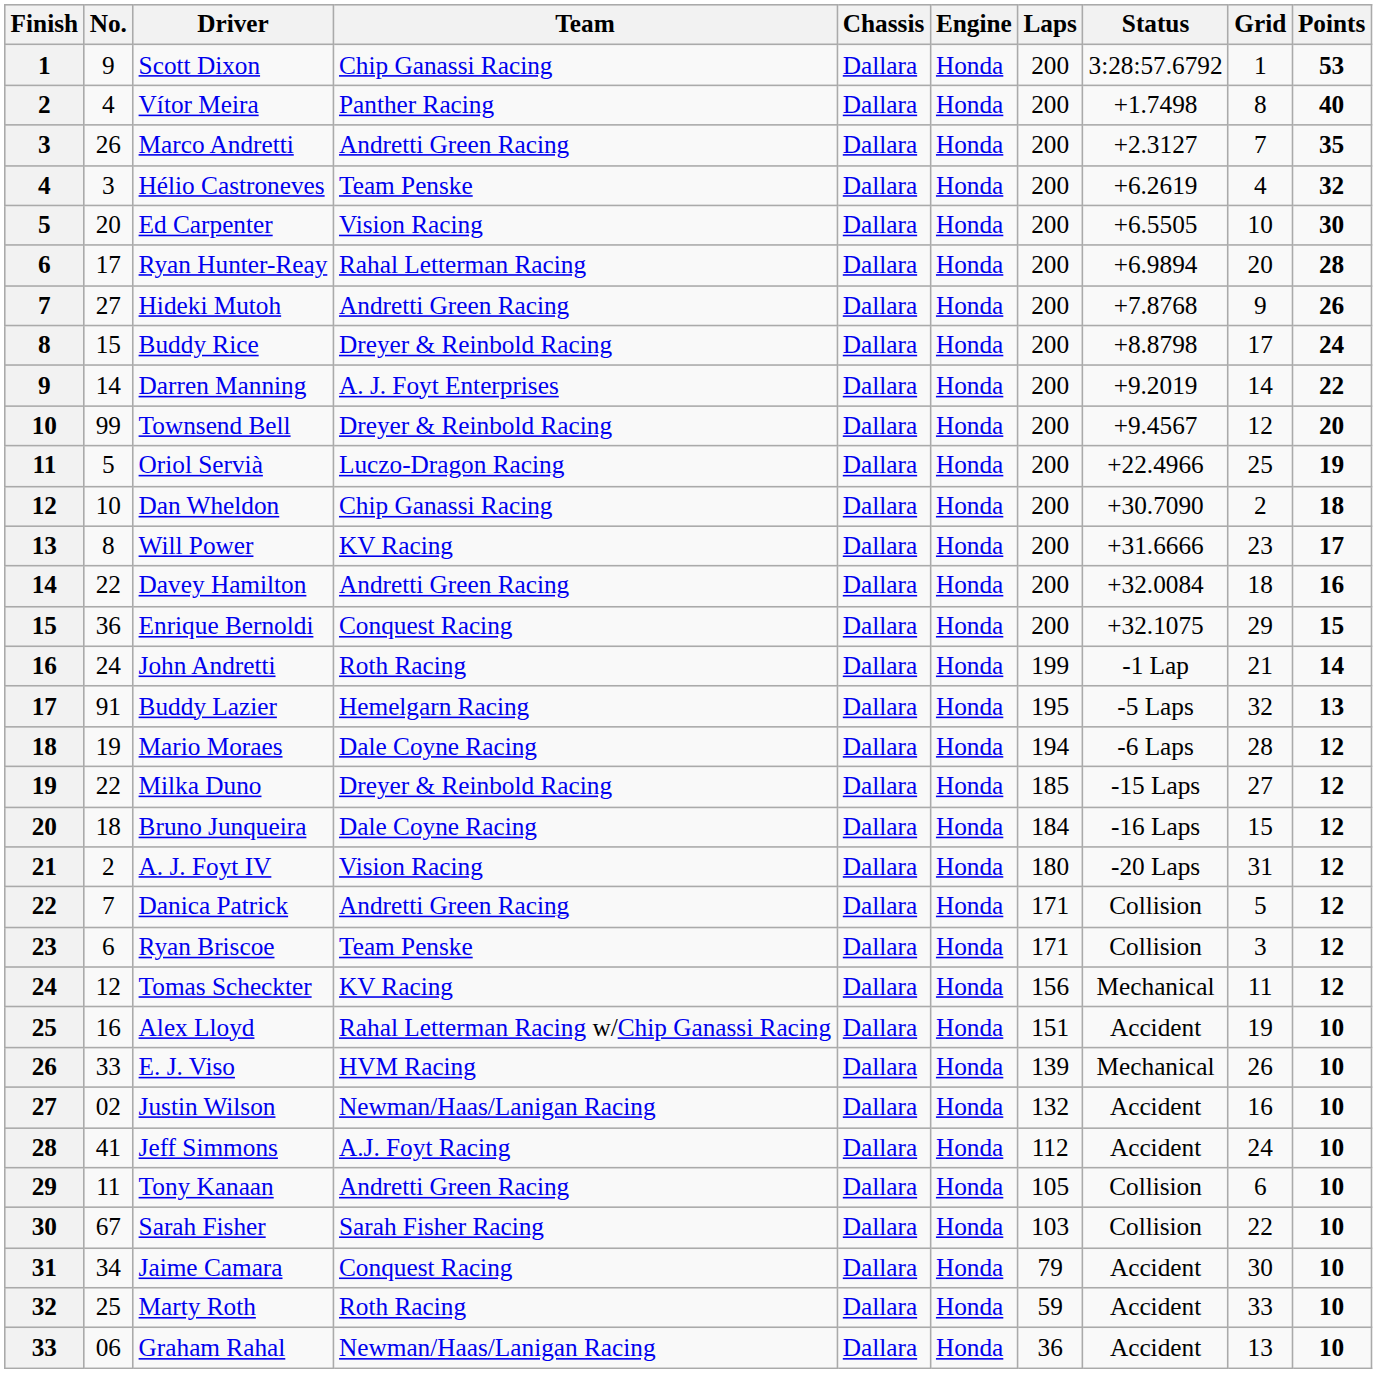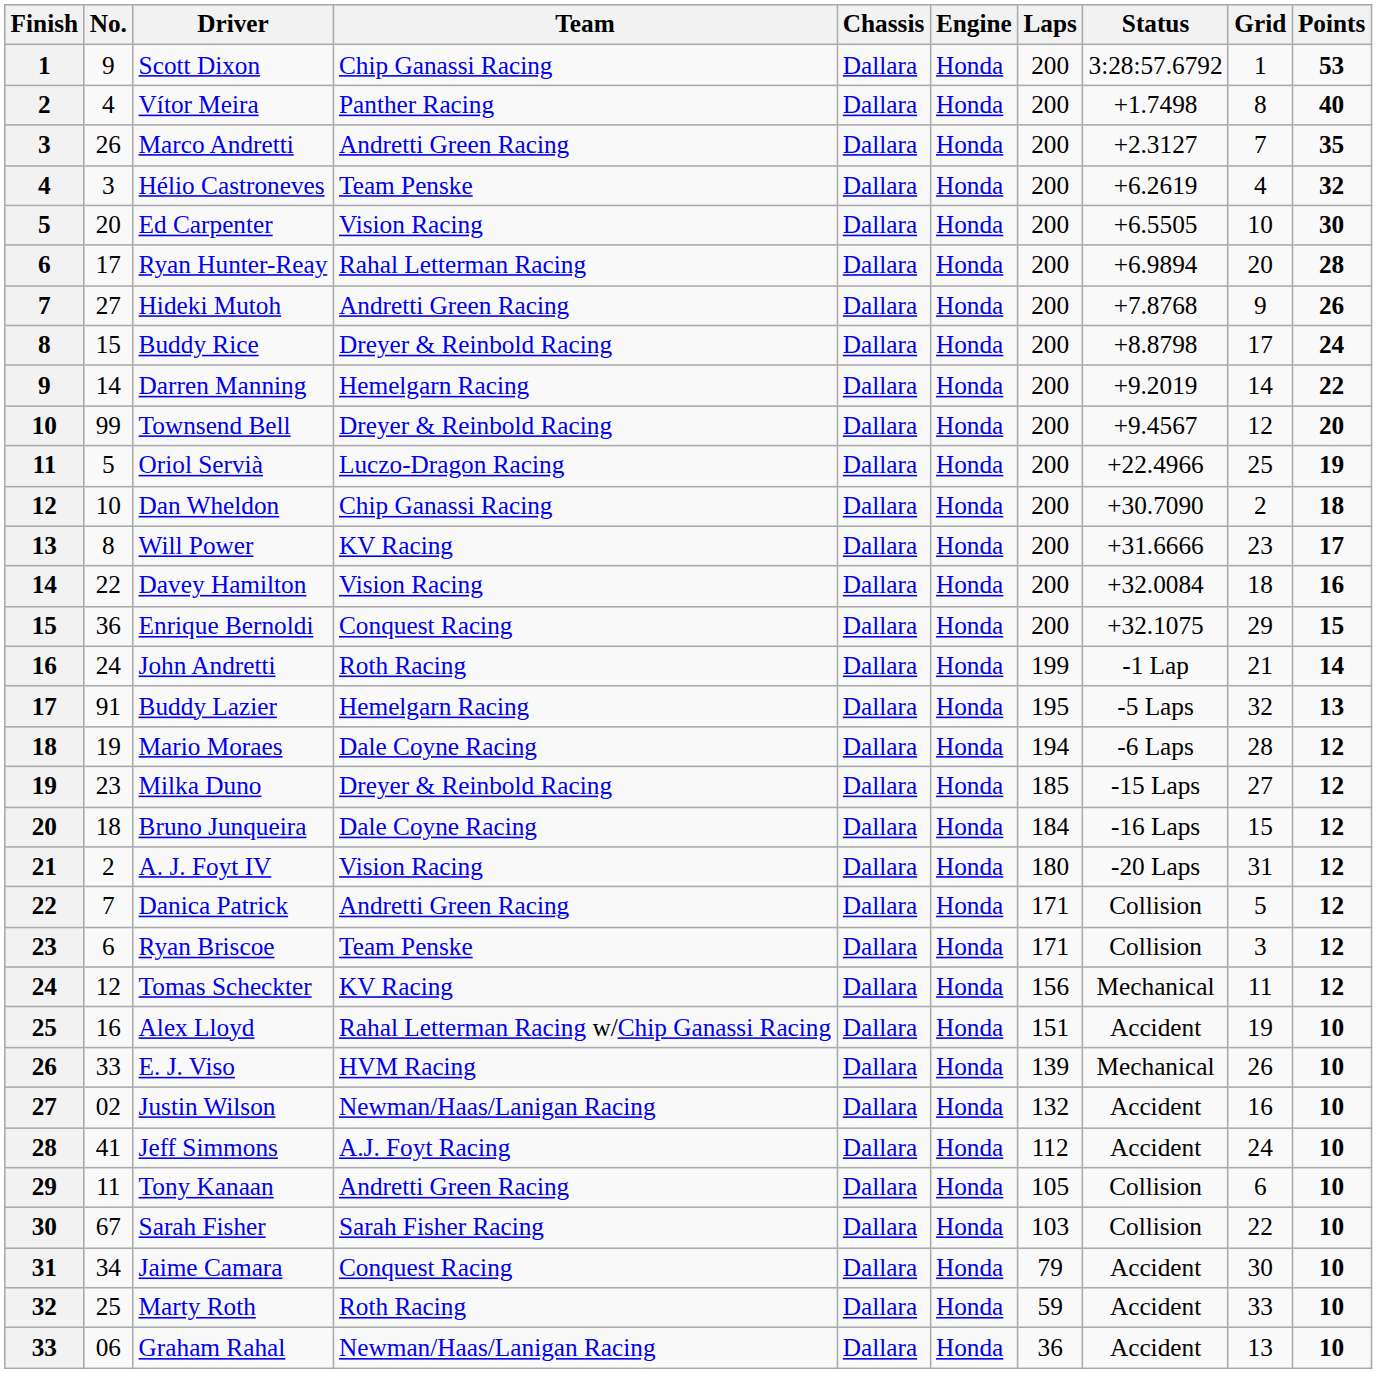(449, 385) A. J. Foyt Enterprises -> (434, 385) Hemelgarn Racing
(454, 585) Andretti Green Racing -> (411, 585) Vision Racing
(108, 786) 22 -> (108, 786) 23
